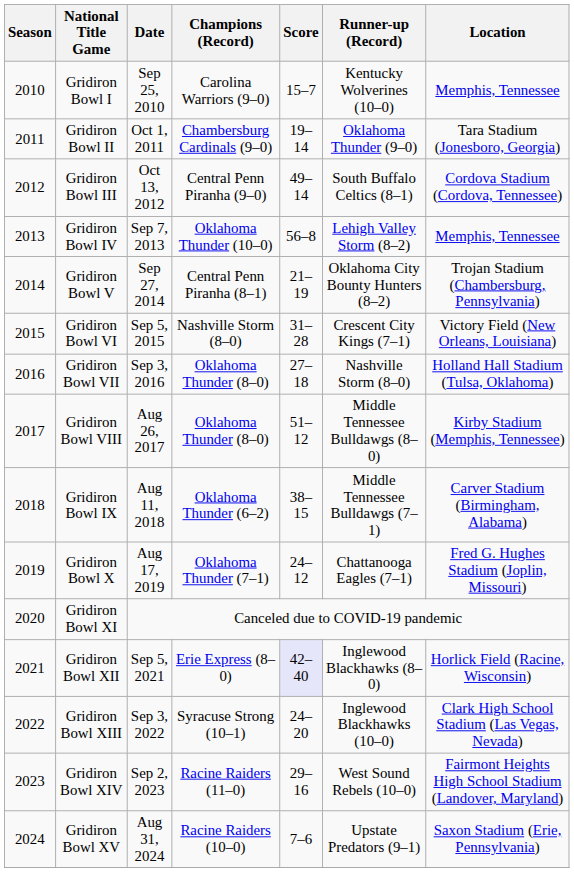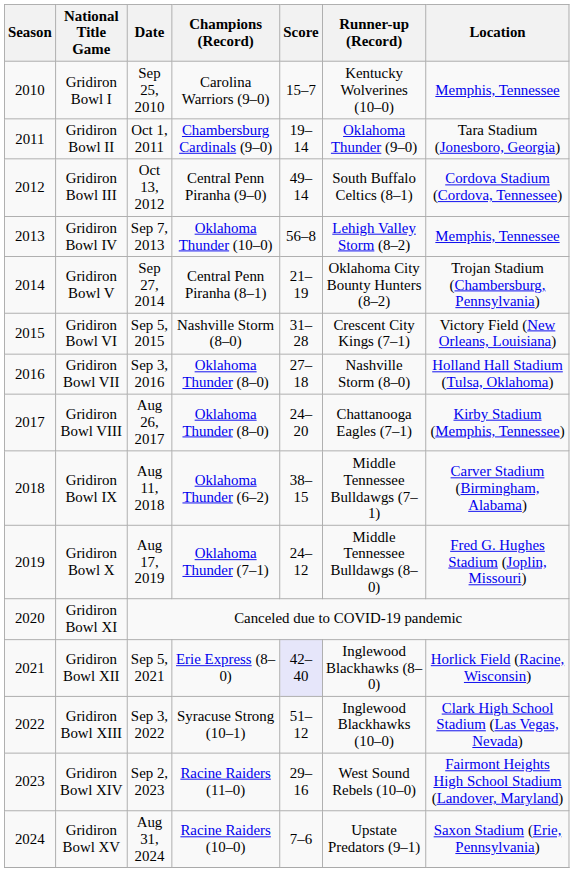(301, 431) 51–12 -> (301, 422) 24–20
(374, 431) Middle Tennessee Bulldawgs (8–0) -> (374, 422) Chattanooga Eagles (7–1)
(374, 570) Chattanooga Eagles (7–1) -> (374, 561) Middle Tennessee Bulldawgs (8–0)
(301, 724) 24–20 -> (301, 724) 51–12
